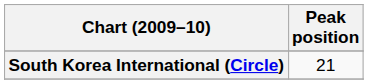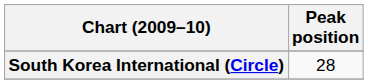(326, 65) 21 -> (326, 65) 28
